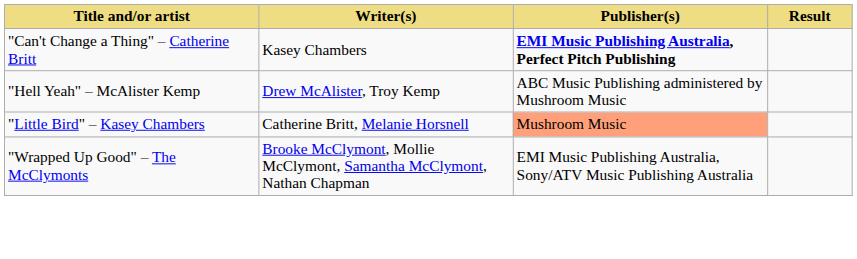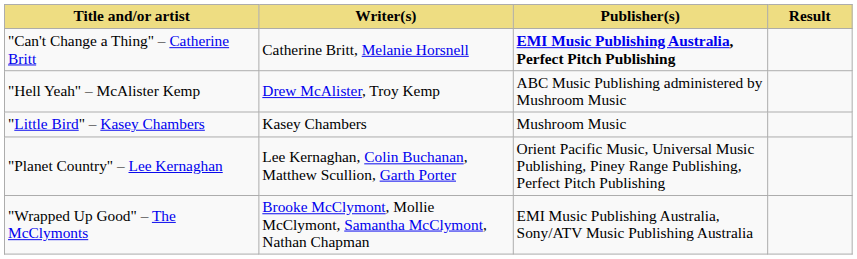(315, 49) Kasey Chambers -> (366, 49) Catherine Britt, Melanie Horsnell
(366, 124) Catherine Britt, Melanie Horsnell -> (315, 124) Kasey Chambers
(571, 124) lightsalmon background -> (571, 124) no background
+ row: (115, 165)
